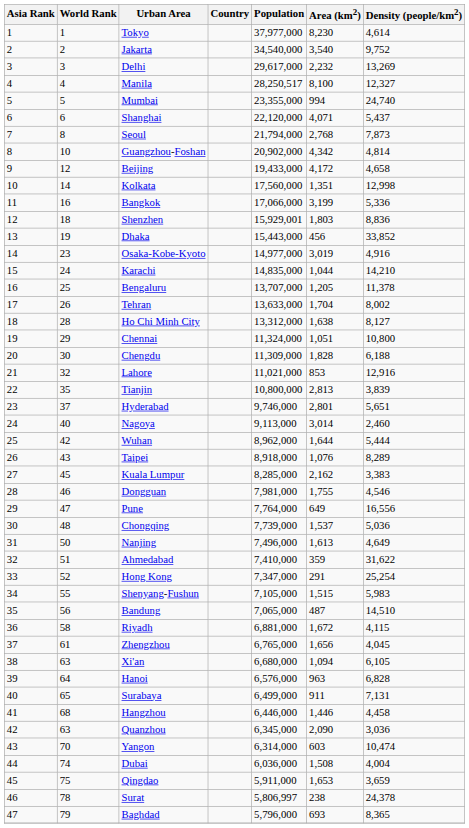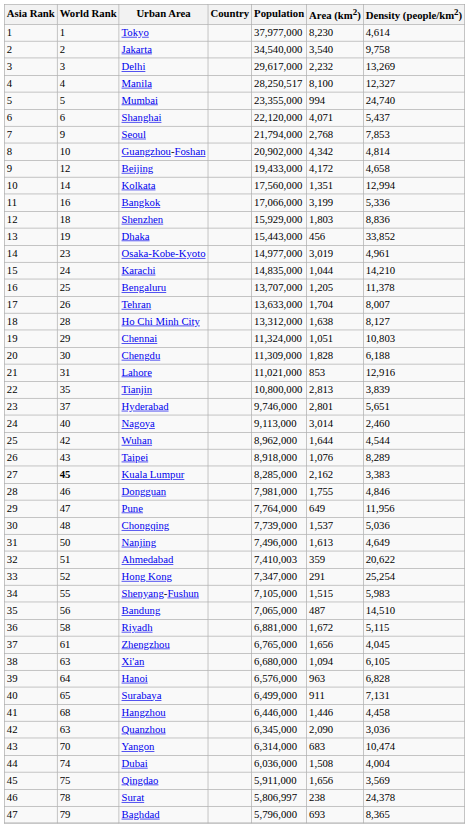(378, 49) 9,752 -> (378, 49) 9,758
(62, 134) 8 -> (62, 134) 9
(378, 134) 7,873 -> (378, 134) 7,853
(380, 185) 12,998 -> (380, 185) 12,994
(278, 219) 15,929,001 -> (278, 219) 15,929,000
(378, 253) 4,916 -> (378, 253) 4,961
(378, 304) 8,002 -> (378, 304) 8,007
(380, 338) 10,800 -> (380, 338) 10,803
(65, 372) 32 -> (65, 372) 31
(378, 440) 5,444 -> (378, 440) 4,544
(65, 474) normal -> (65, 474) bold
(378, 491) 4,546 -> (378, 491) 4,846
(380, 508) 16,556 -> (380, 508) 11,956
(276, 559) 7,410,000 -> (276, 559) 7,410,003
(380, 559) 31,622 -> (380, 559) 20,622
(378, 627) 4,115 -> (378, 627) 5,115
(317, 746) 603 -> (317, 746) 683
(321, 780) 1,653 -> (321, 780) 1,656
(378, 780) 3,659 -> (378, 780) 3,569
